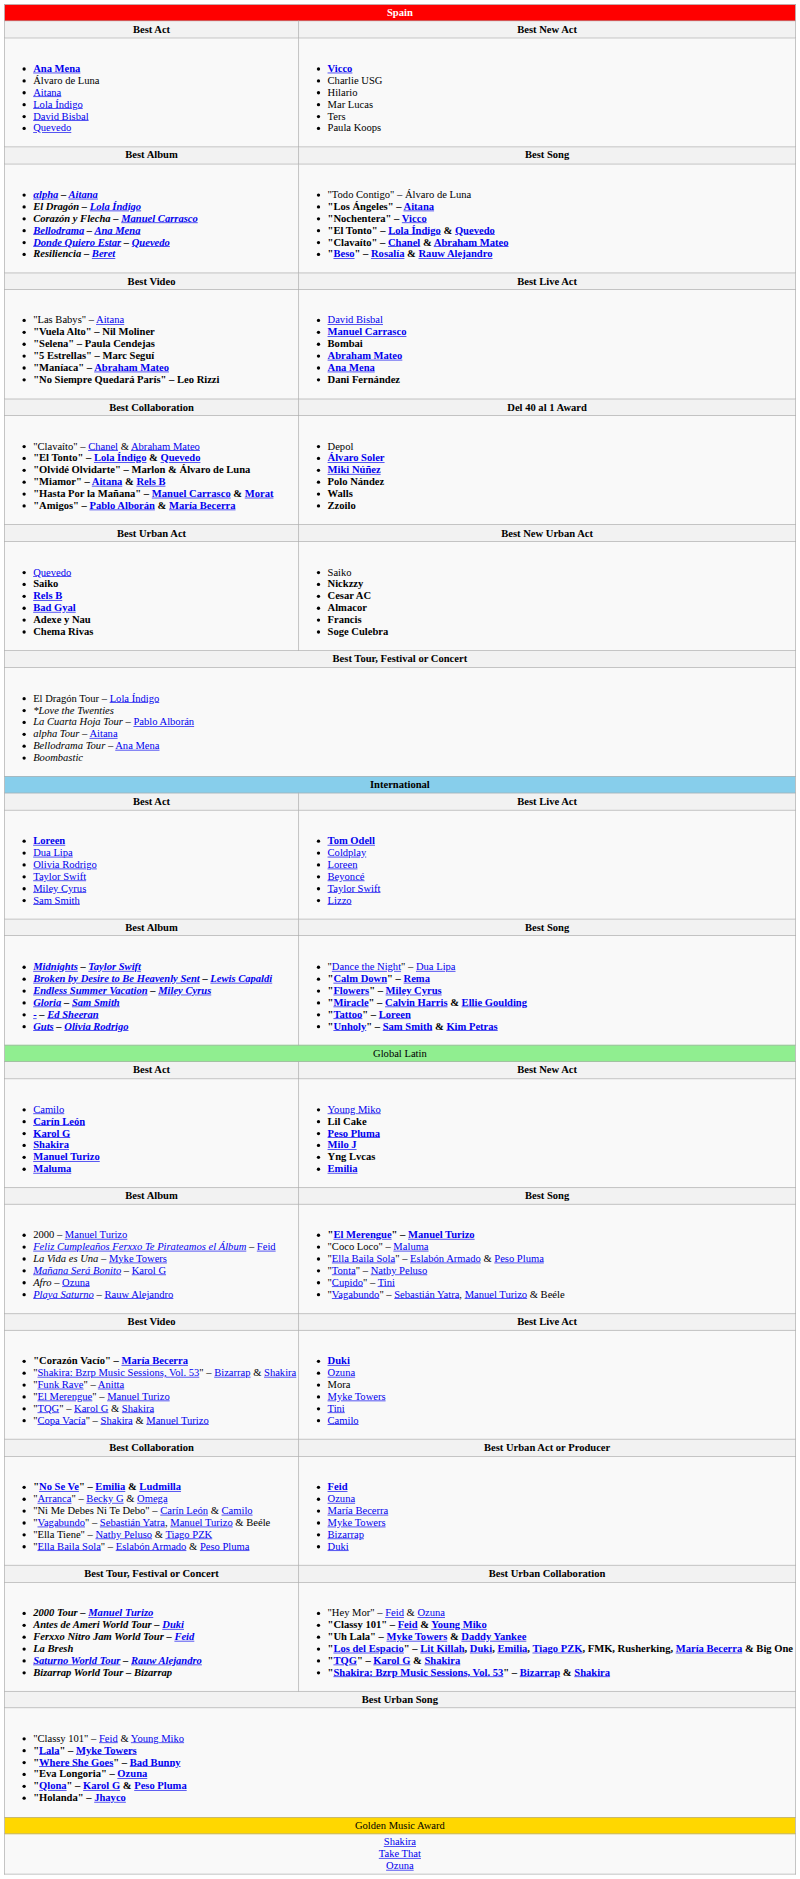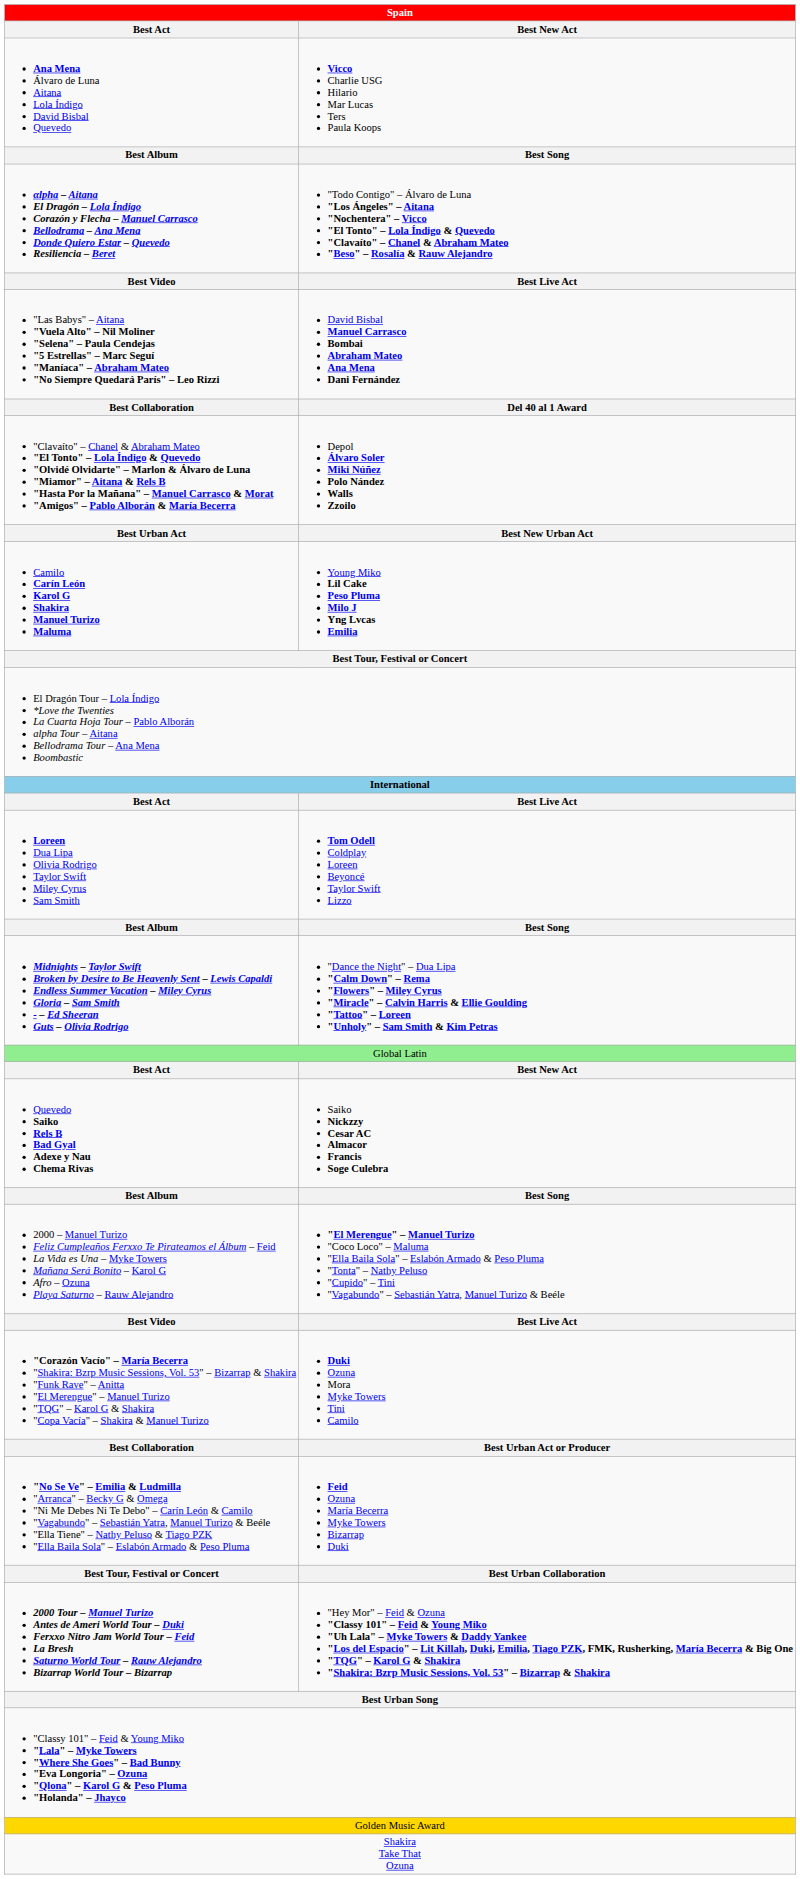rows swapped: (152, 602) <-> (152, 1139)
